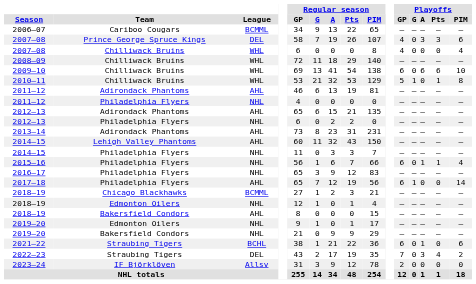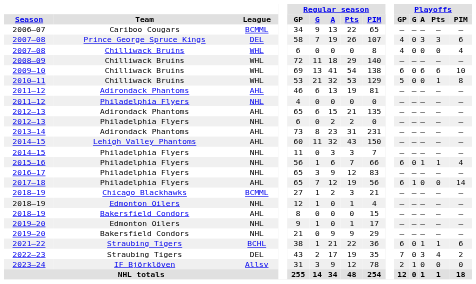(414, 80) 1 -> (414, 80) 0
(438, 244) 0 -> (438, 244) 1
(414, 264) 0 -> (414, 264) 1
